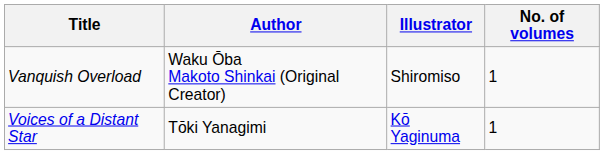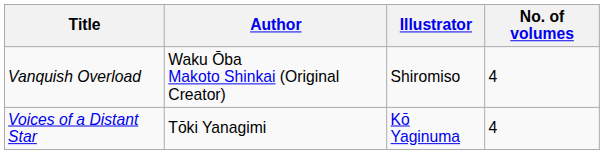(493, 77) 1 -> (493, 77) 4
(493, 128) 1 -> (493, 128) 4
